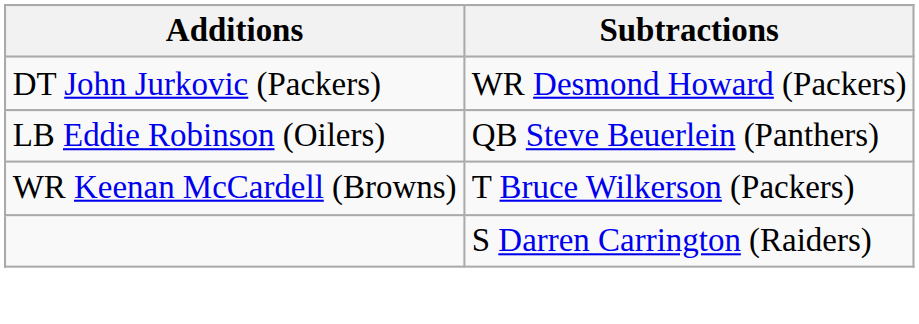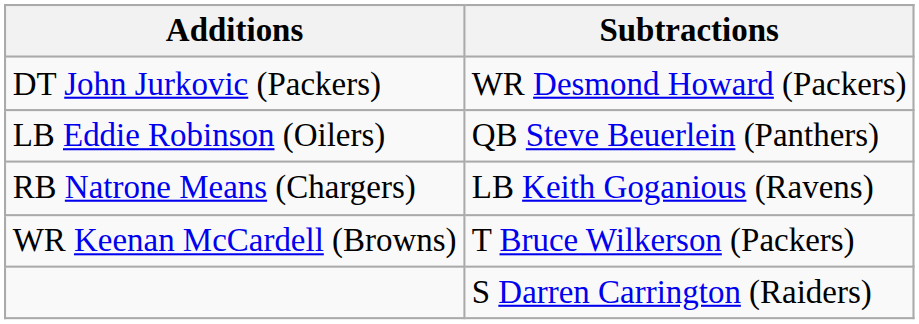+ row: (214, 187)
